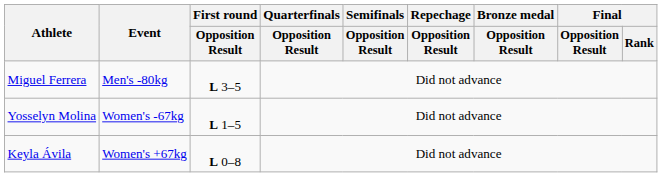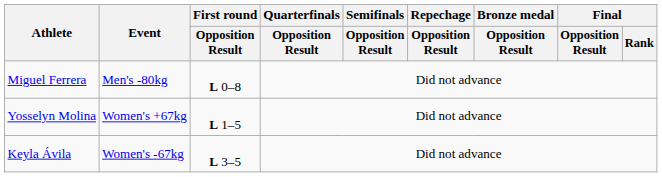(225, 87) L 3–5 -> (225, 87) L 0–8
(143, 117) Women's -67kg -> (145, 117) Women's +67kg
(145, 154) Women's +67kg -> (143, 154) Women's -67kg
(225, 161) L 0–8 -> (225, 161) L 3–5
